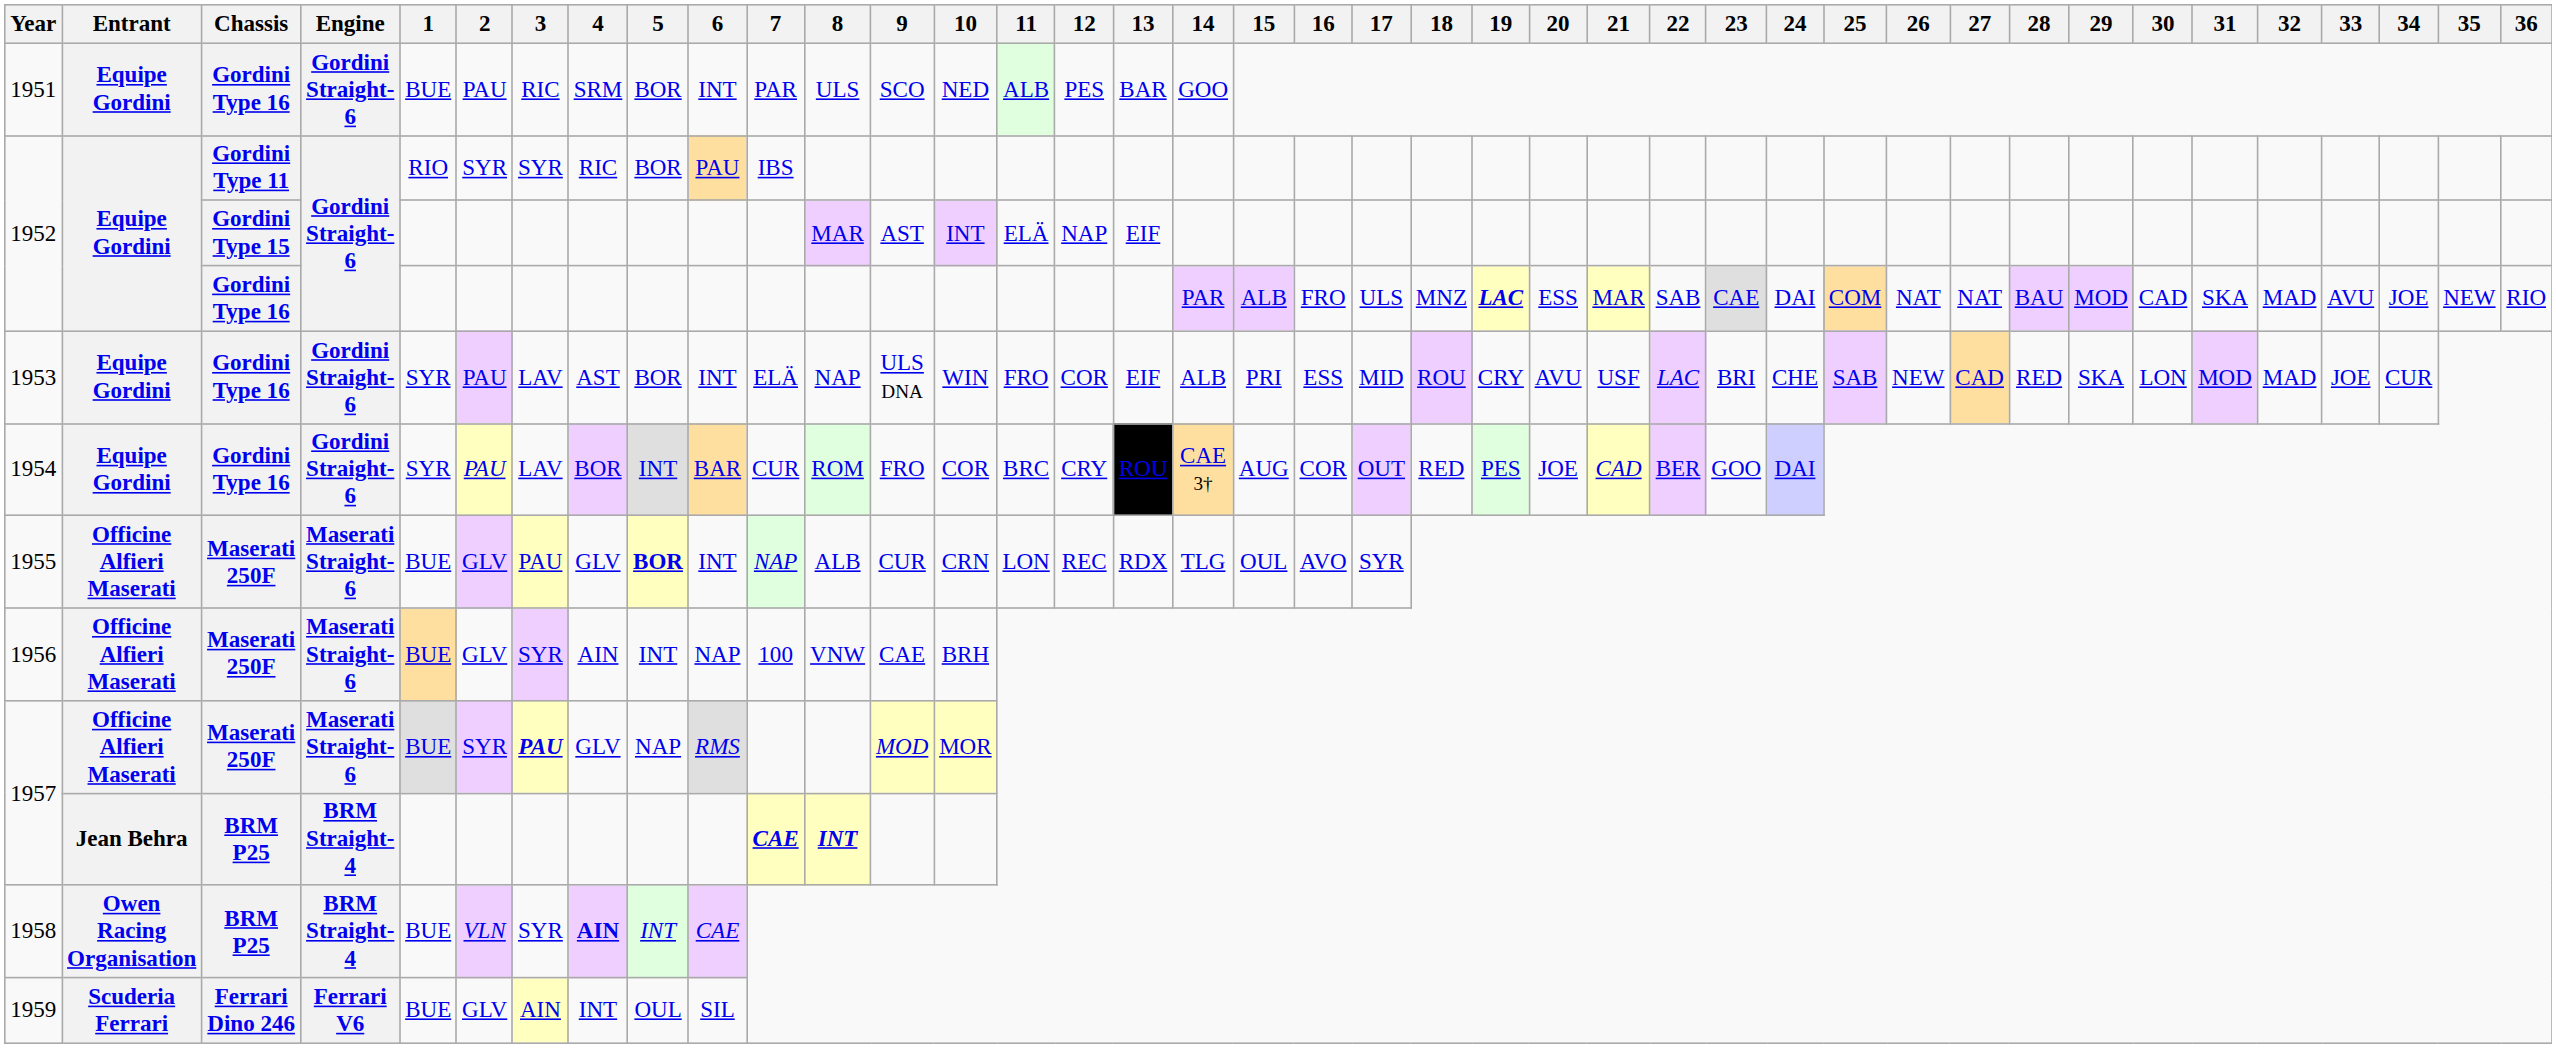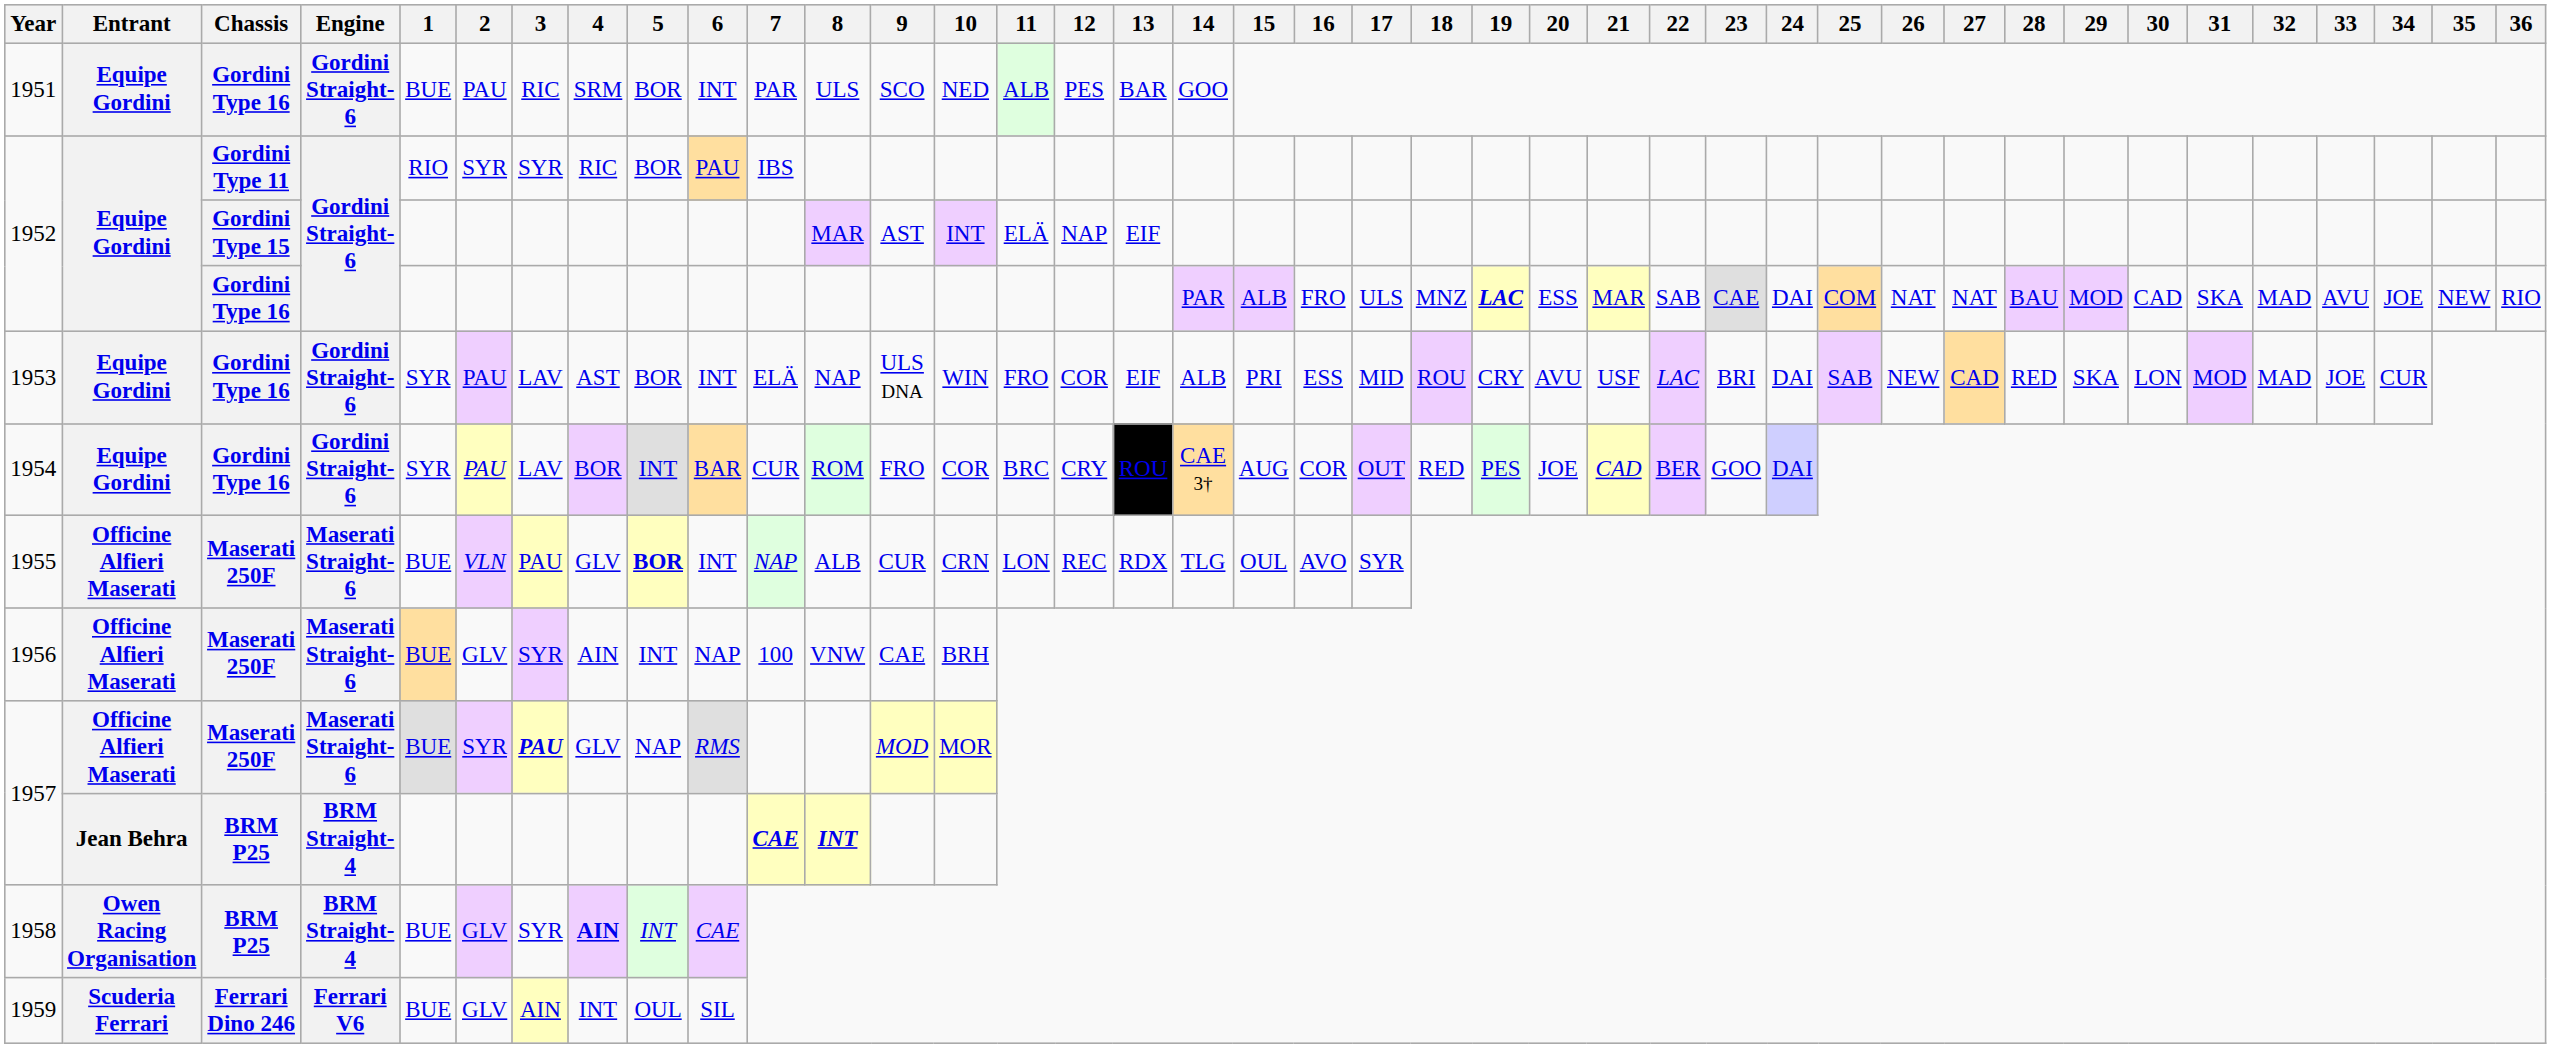(1795, 377) CHE -> (1792, 377) DAI
(485, 561) GLV -> (485, 561) VLN
(485, 931) VLN -> (485, 931) GLV
